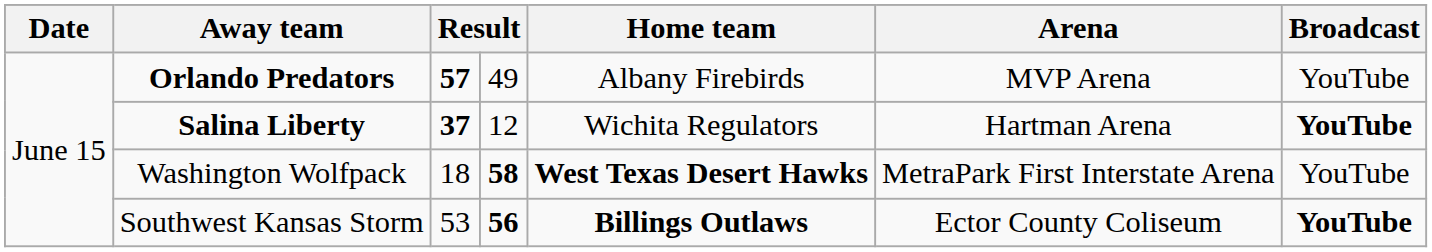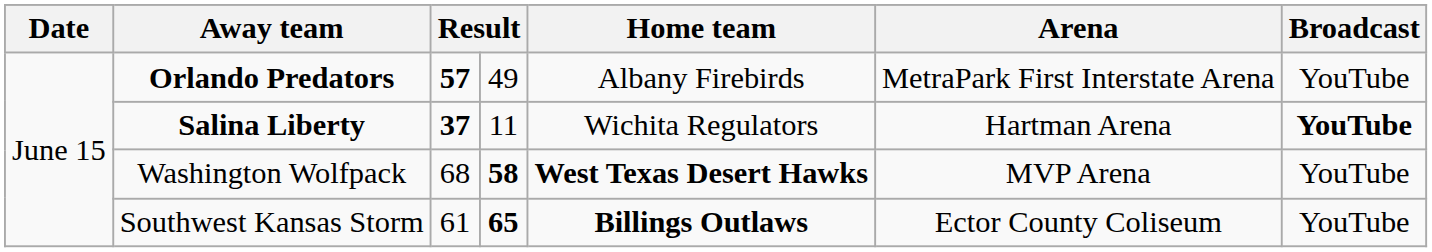(1078, 76) MVP Arena -> (1078, 76) MetraPark First Interstate Arena
(503, 125) 12 -> (503, 125) 11
(455, 173) 18 -> (455, 173) 68
(1078, 173) MetraPark First Interstate Arena -> (1078, 173) MVP Arena
(455, 221) 53 -> (455, 221) 61
(503, 221) 56 -> (503, 221) 65
(1354, 221) bold -> (1354, 221) normal
